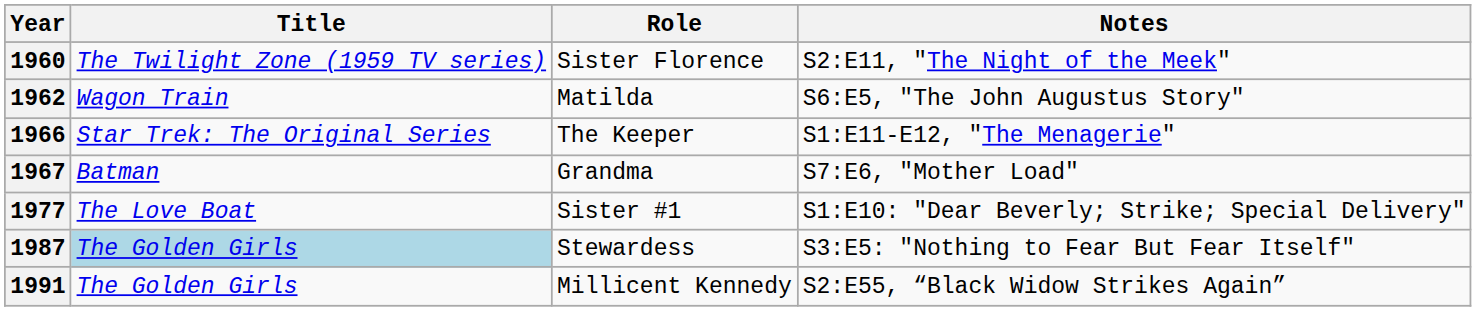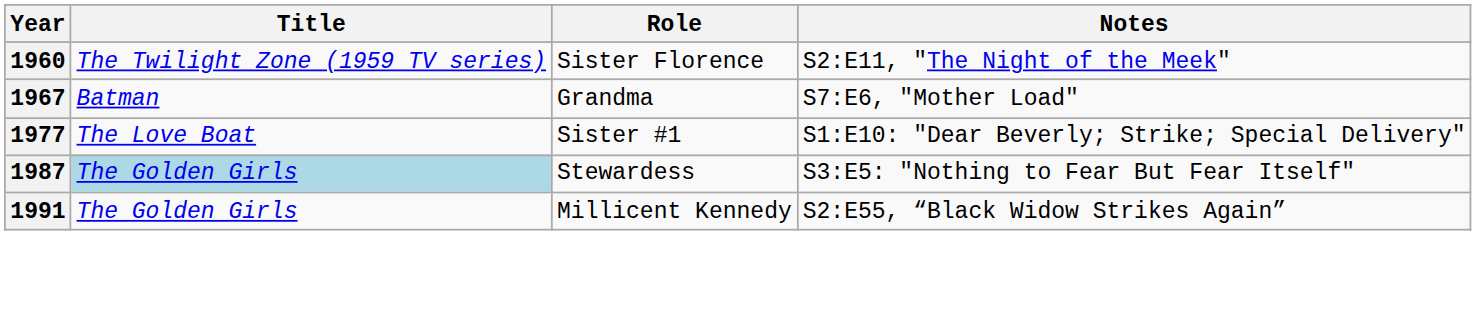- row: (38, 99)
- row: (38, 136)
